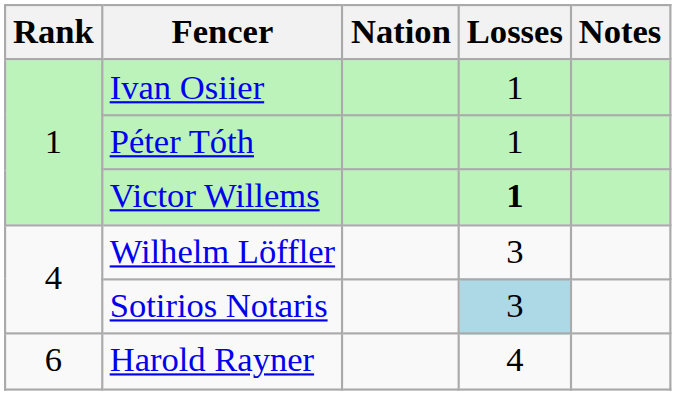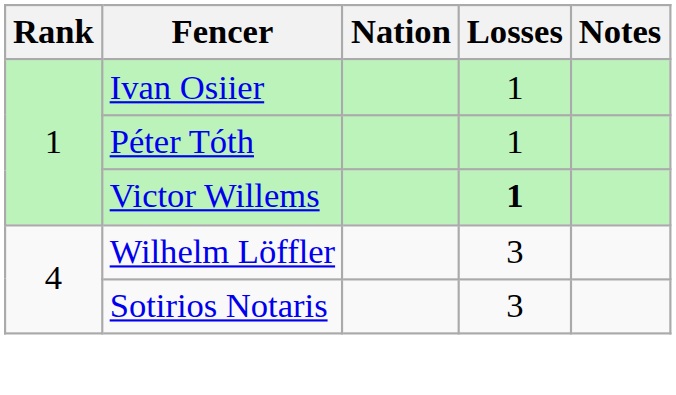(515, 305) lightblue background -> (515, 305) no background
- row: (212, 360)
